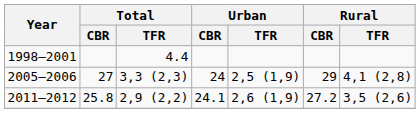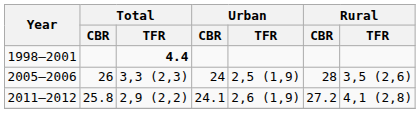(177, 56) normal -> (177, 56) bold
(106, 77) 27 -> (106, 77) 26
(329, 77) 29 -> (329, 77) 28
(378, 77) 4,1 (2,8) -> (378, 77) 3,5 (2,6)
(378, 98) 3,5 (2,6) -> (378, 98) 4,1 (2,8)
